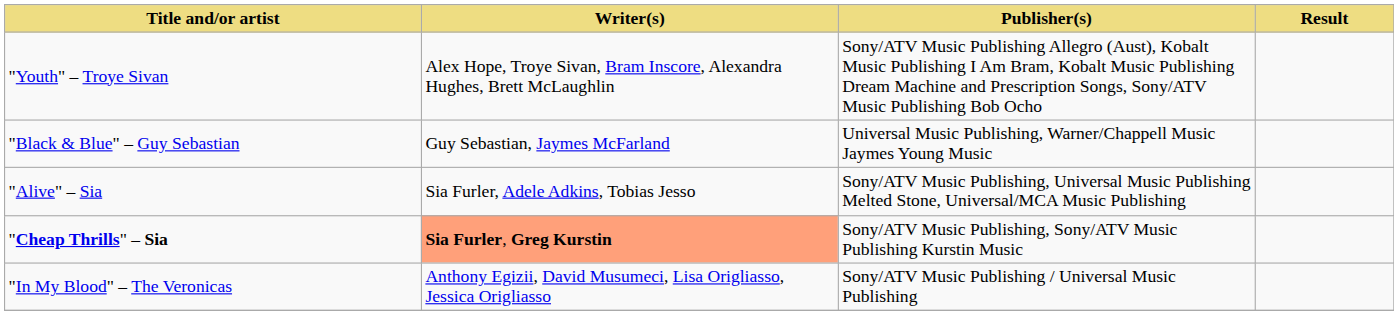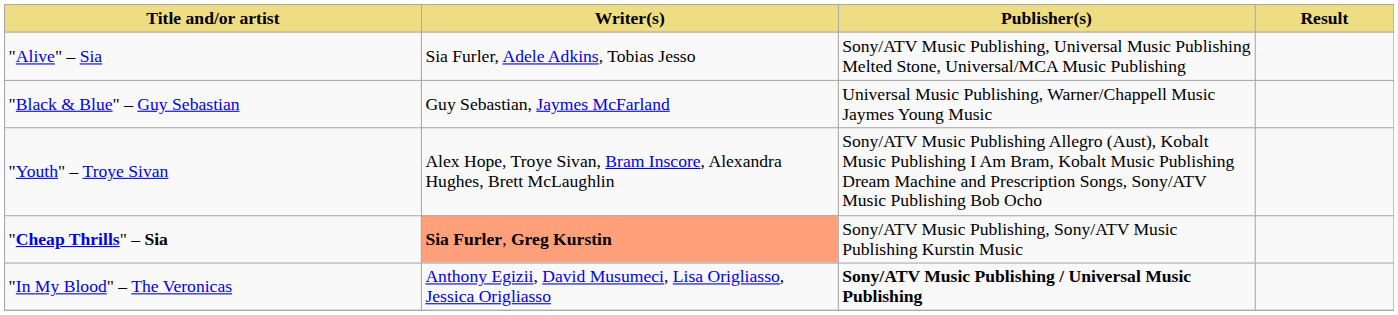rows swapped: (55, 191) <-> (89, 76)
(1009, 286) normal -> (1017, 286) bold
